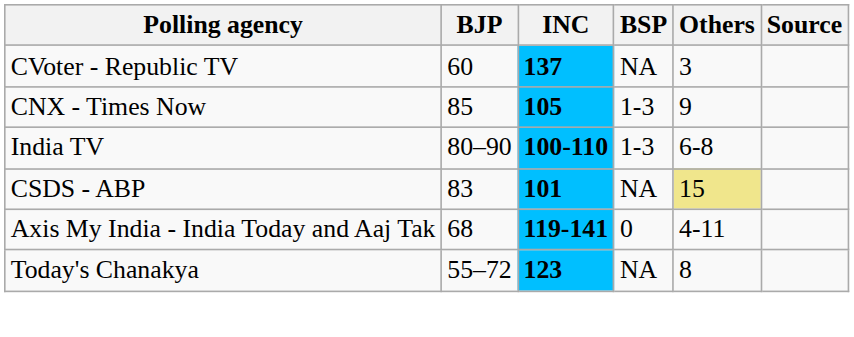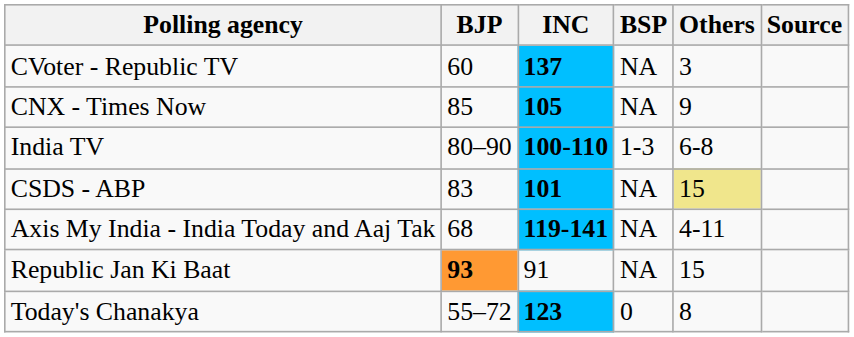(637, 106) 1-3 -> (639, 106) NA
(626, 229) 0 -> (639, 229) NA
+ row: (121, 270)
(639, 270) NA -> (626, 310) 0
